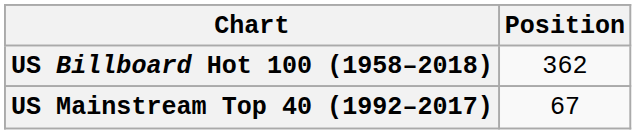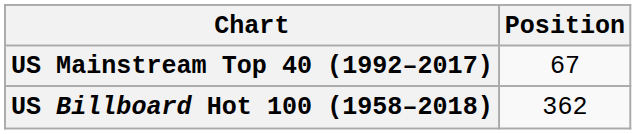rows swapped: (252, 66) <-> (252, 107)
